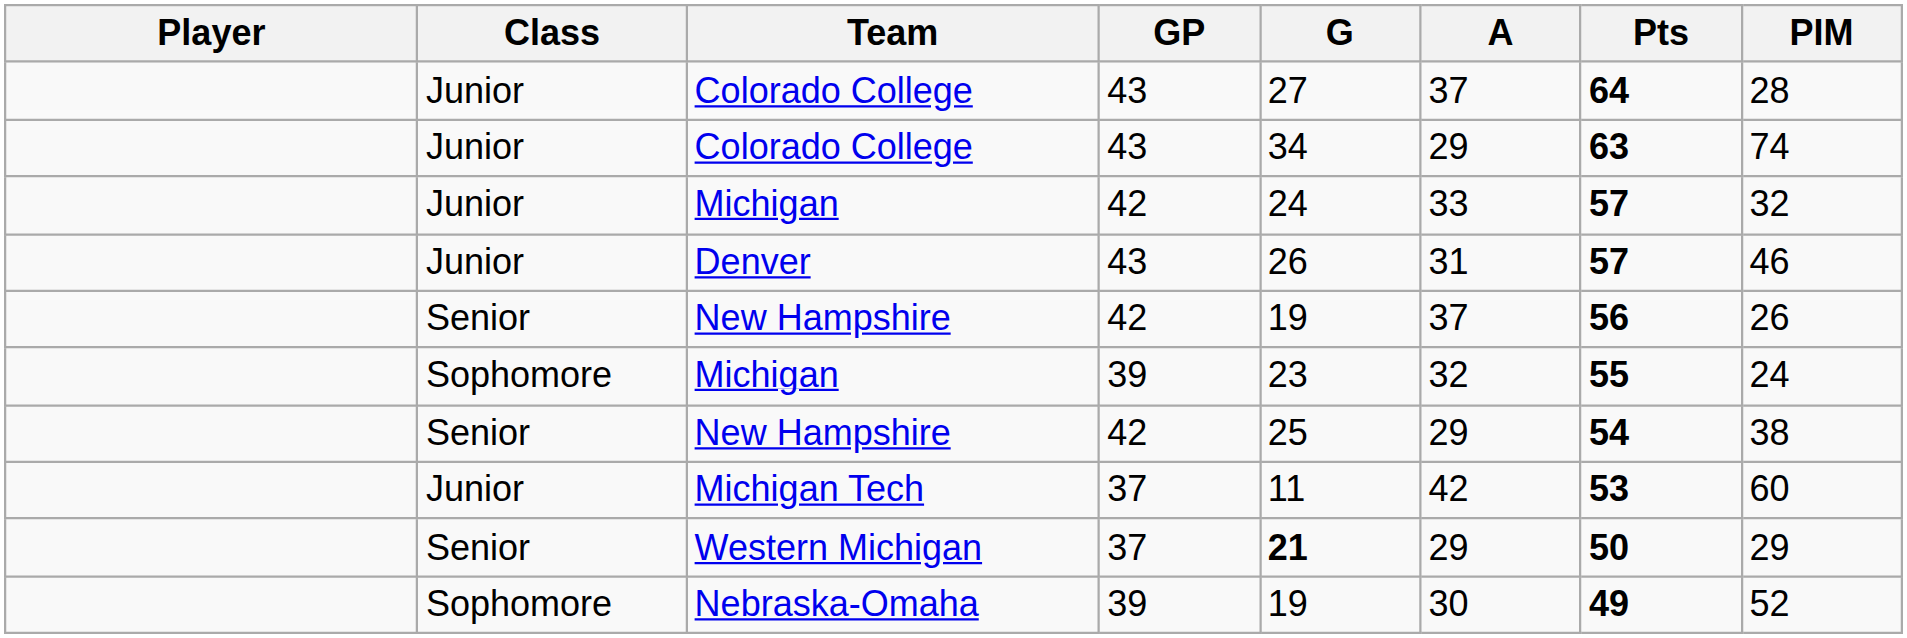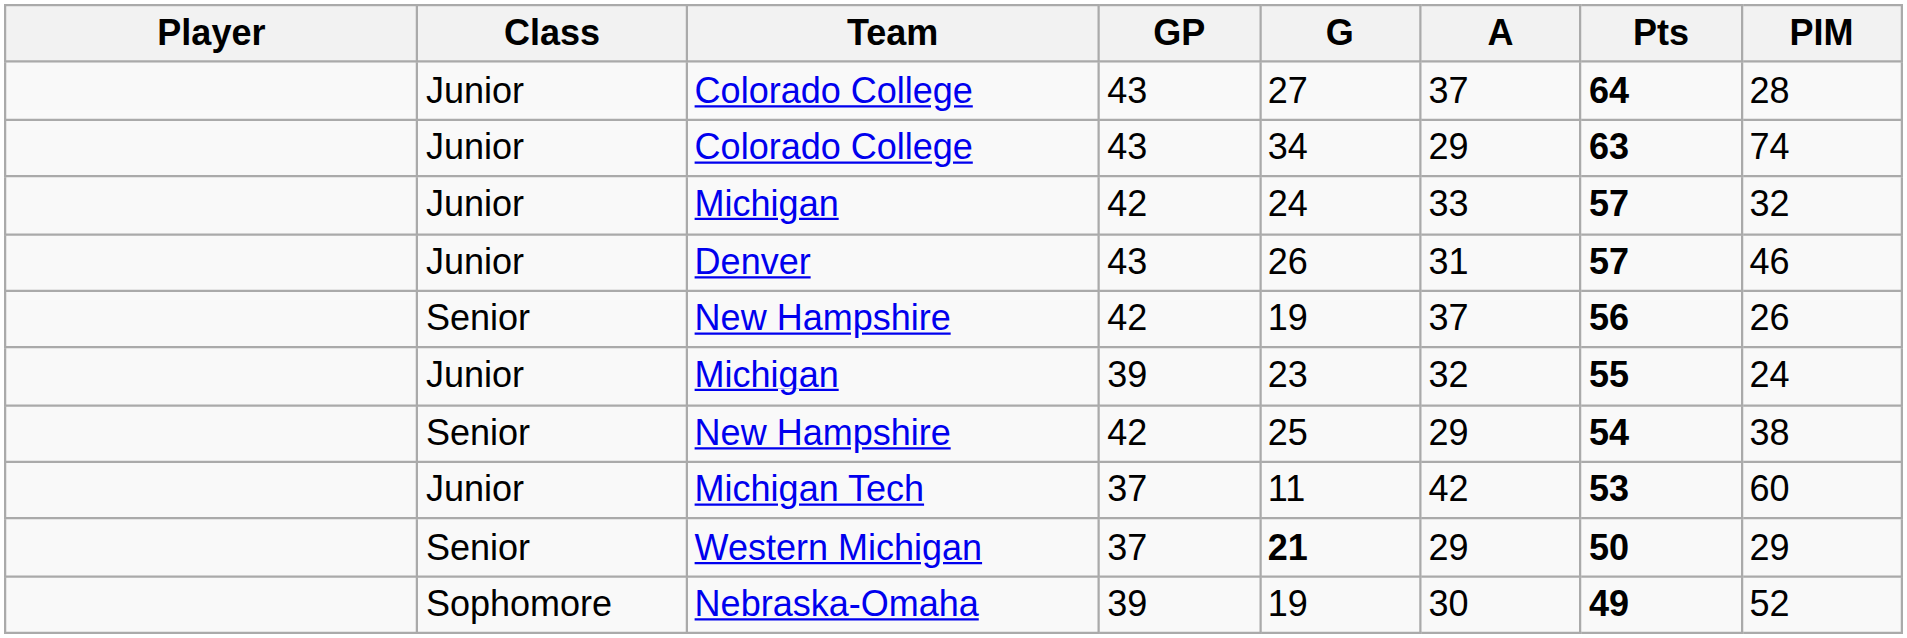(519, 375) Sophomore -> (475, 375) Junior
